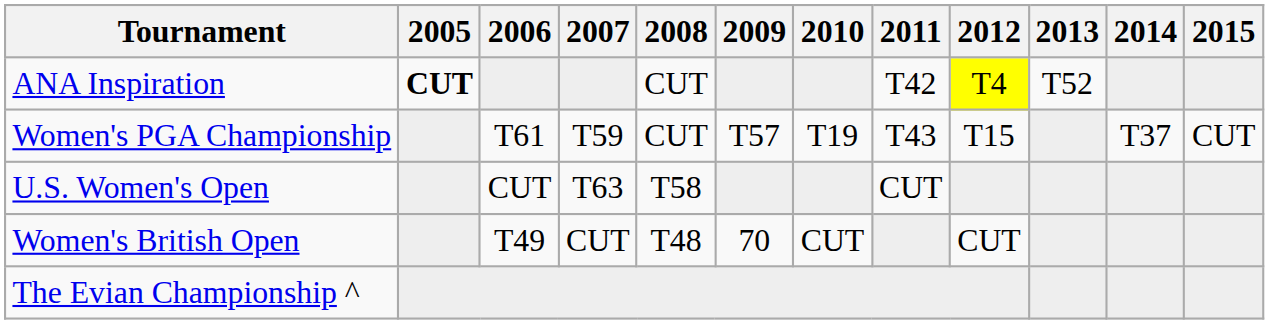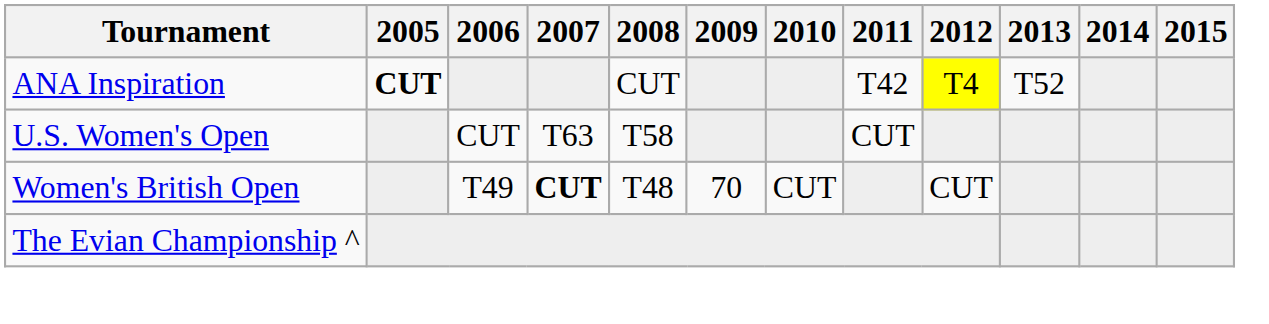- row: (202, 135)
(598, 240) normal -> (568, 188) bold
